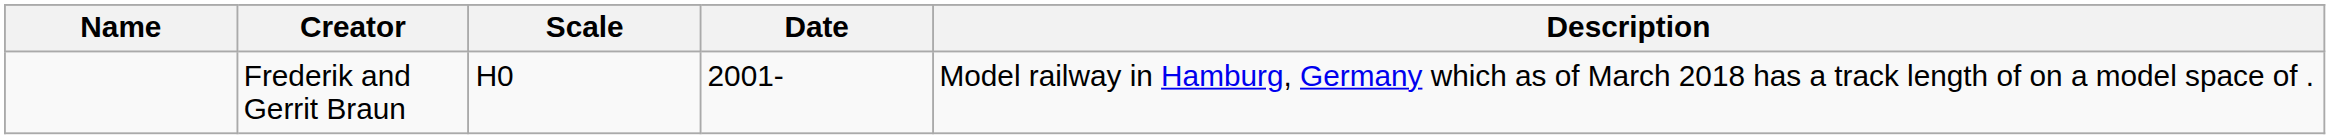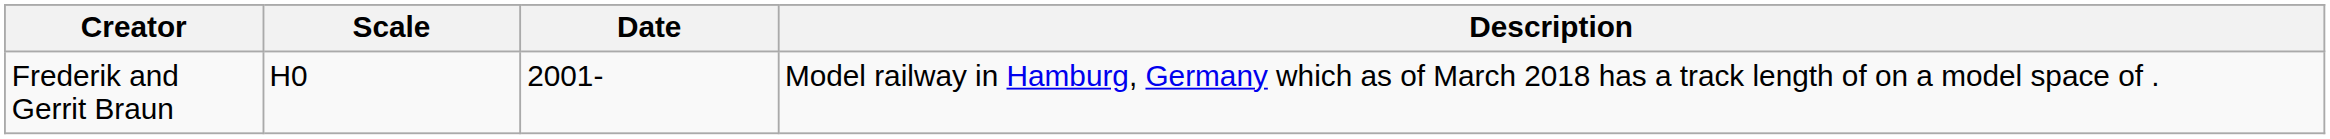- column: (121, 28)
